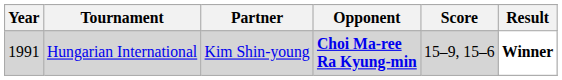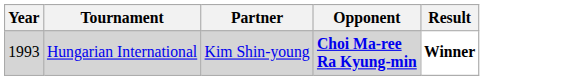- column: (459, 17)
(24, 52) 1991 -> (24, 52) 1993
